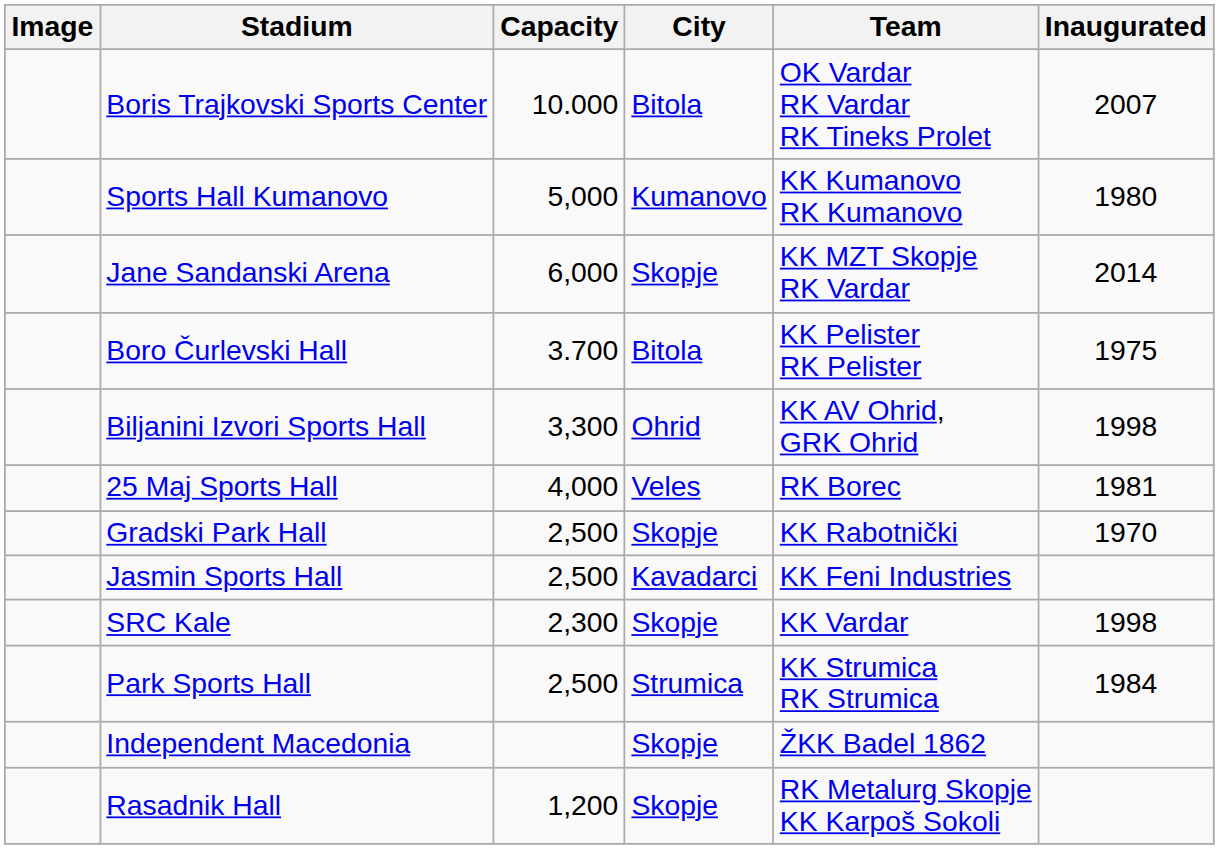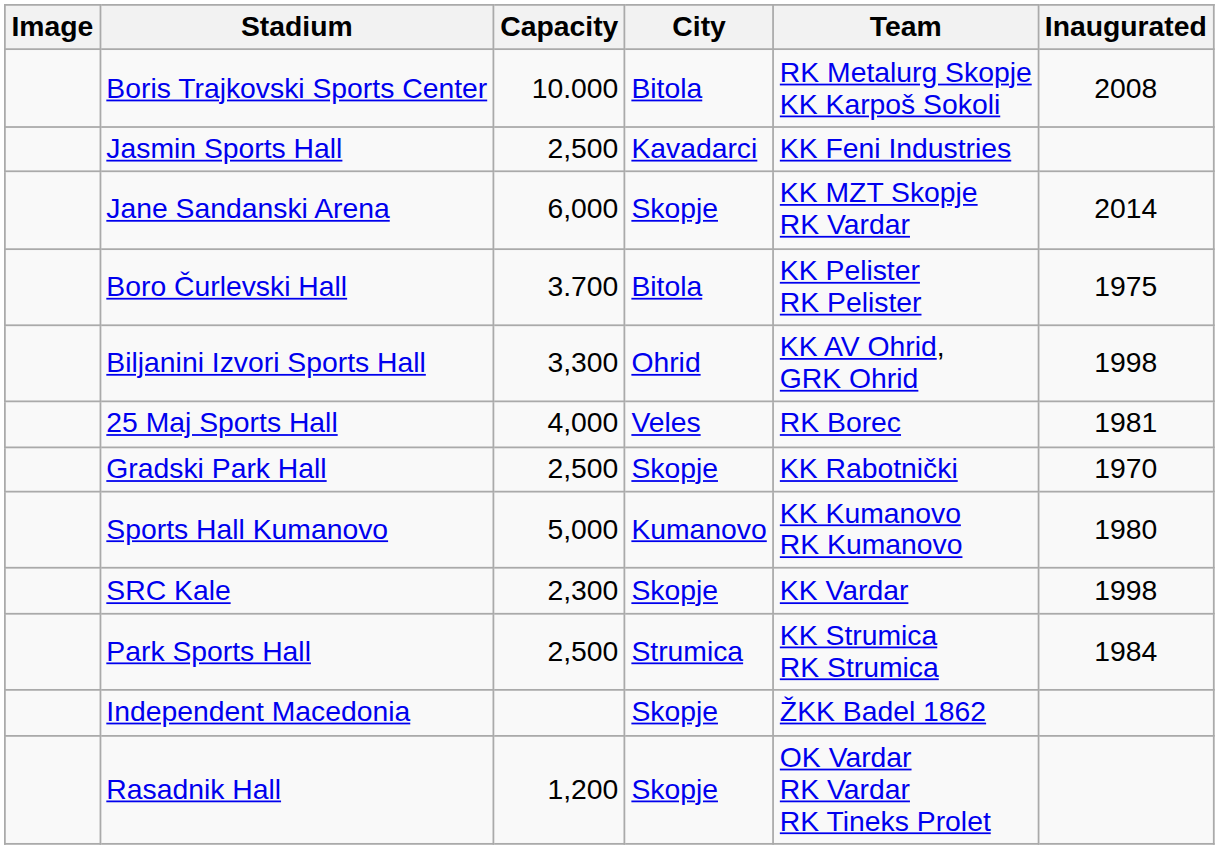(885, 103) OK Vardar RK Vardar RK Tineks Prolet -> (906, 87) RK Metalurg Skopje KK Karpoš Sokoli
(1126, 103) 2007 -> (1126, 87) 2008
rows swapped: (247, 196) <-> (224, 577)
(906, 804) RK Metalurg Skopje KK Karpoš Sokoli -> (885, 788) OK Vardar RK Vardar RK Tineks Prolet
